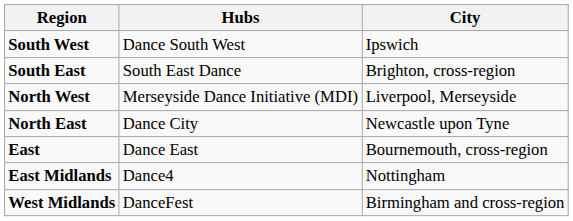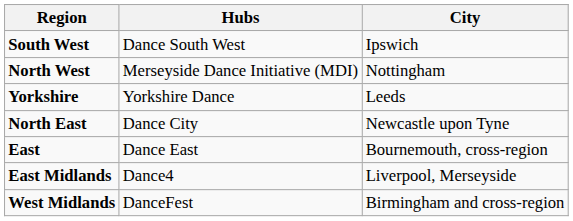- row: (47, 70)
(441, 96) Liverpool, Merseyside -> (405, 70) Nottingham
+ row: (43, 96)
(405, 176) Nottingham -> (441, 176) Liverpool, Merseyside
